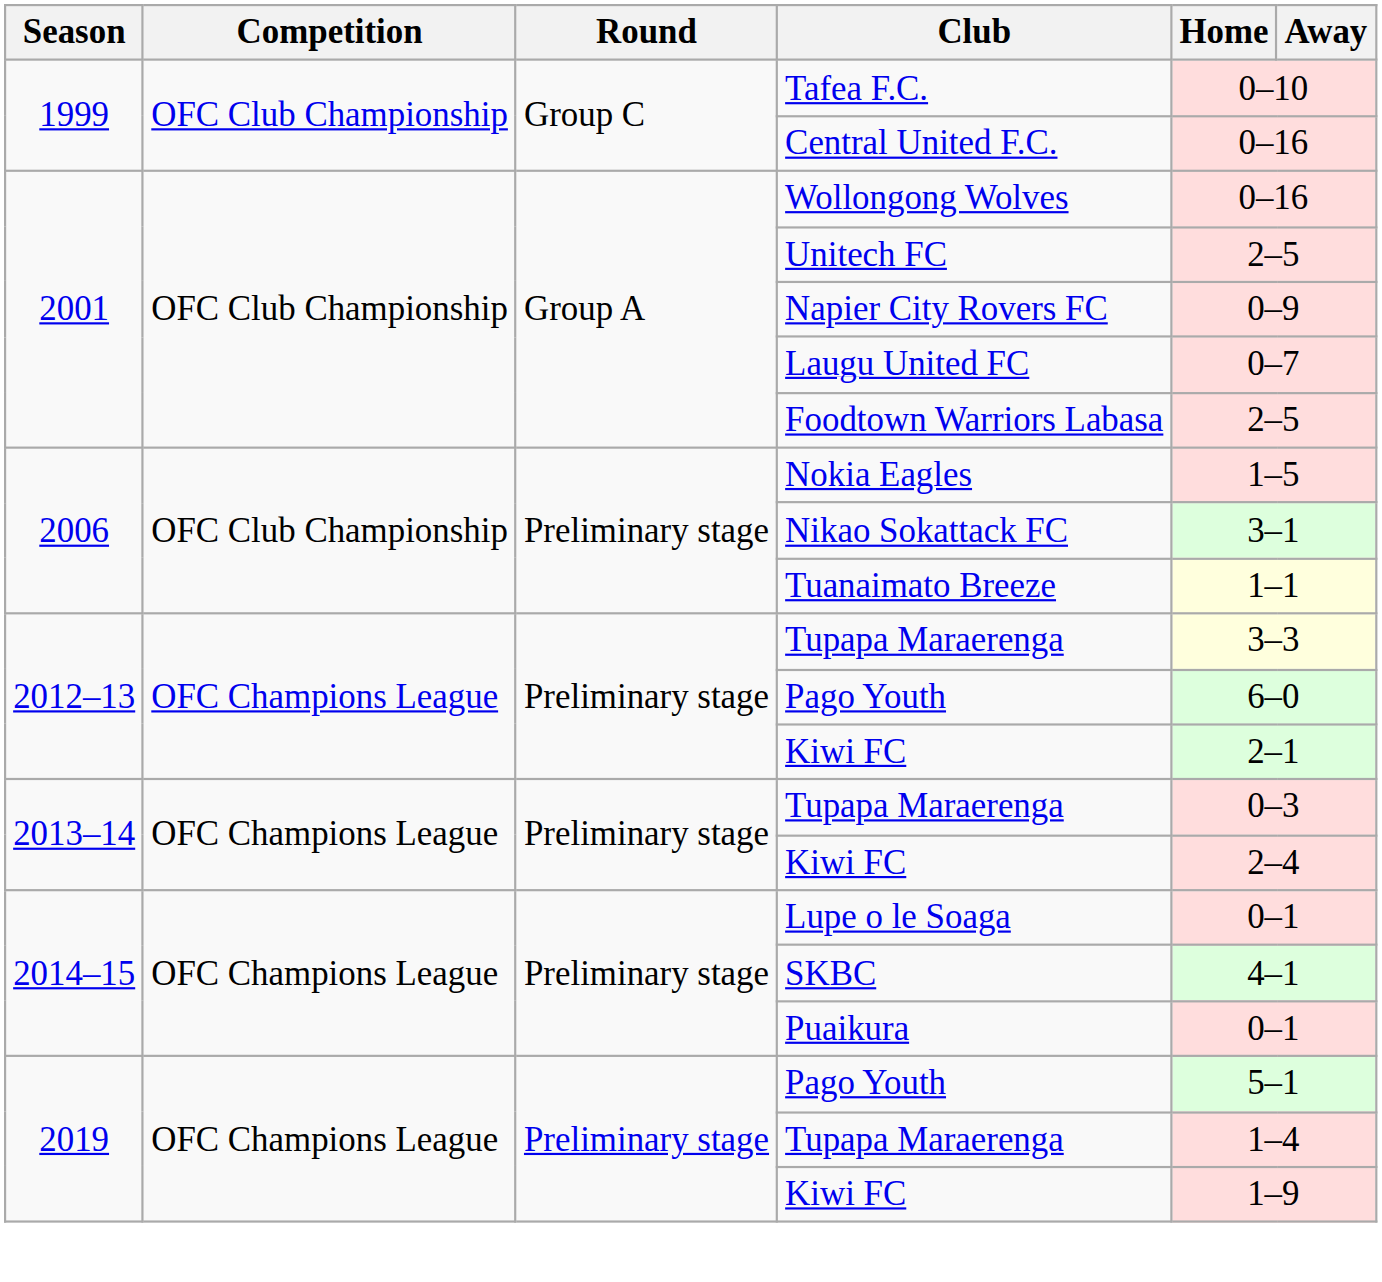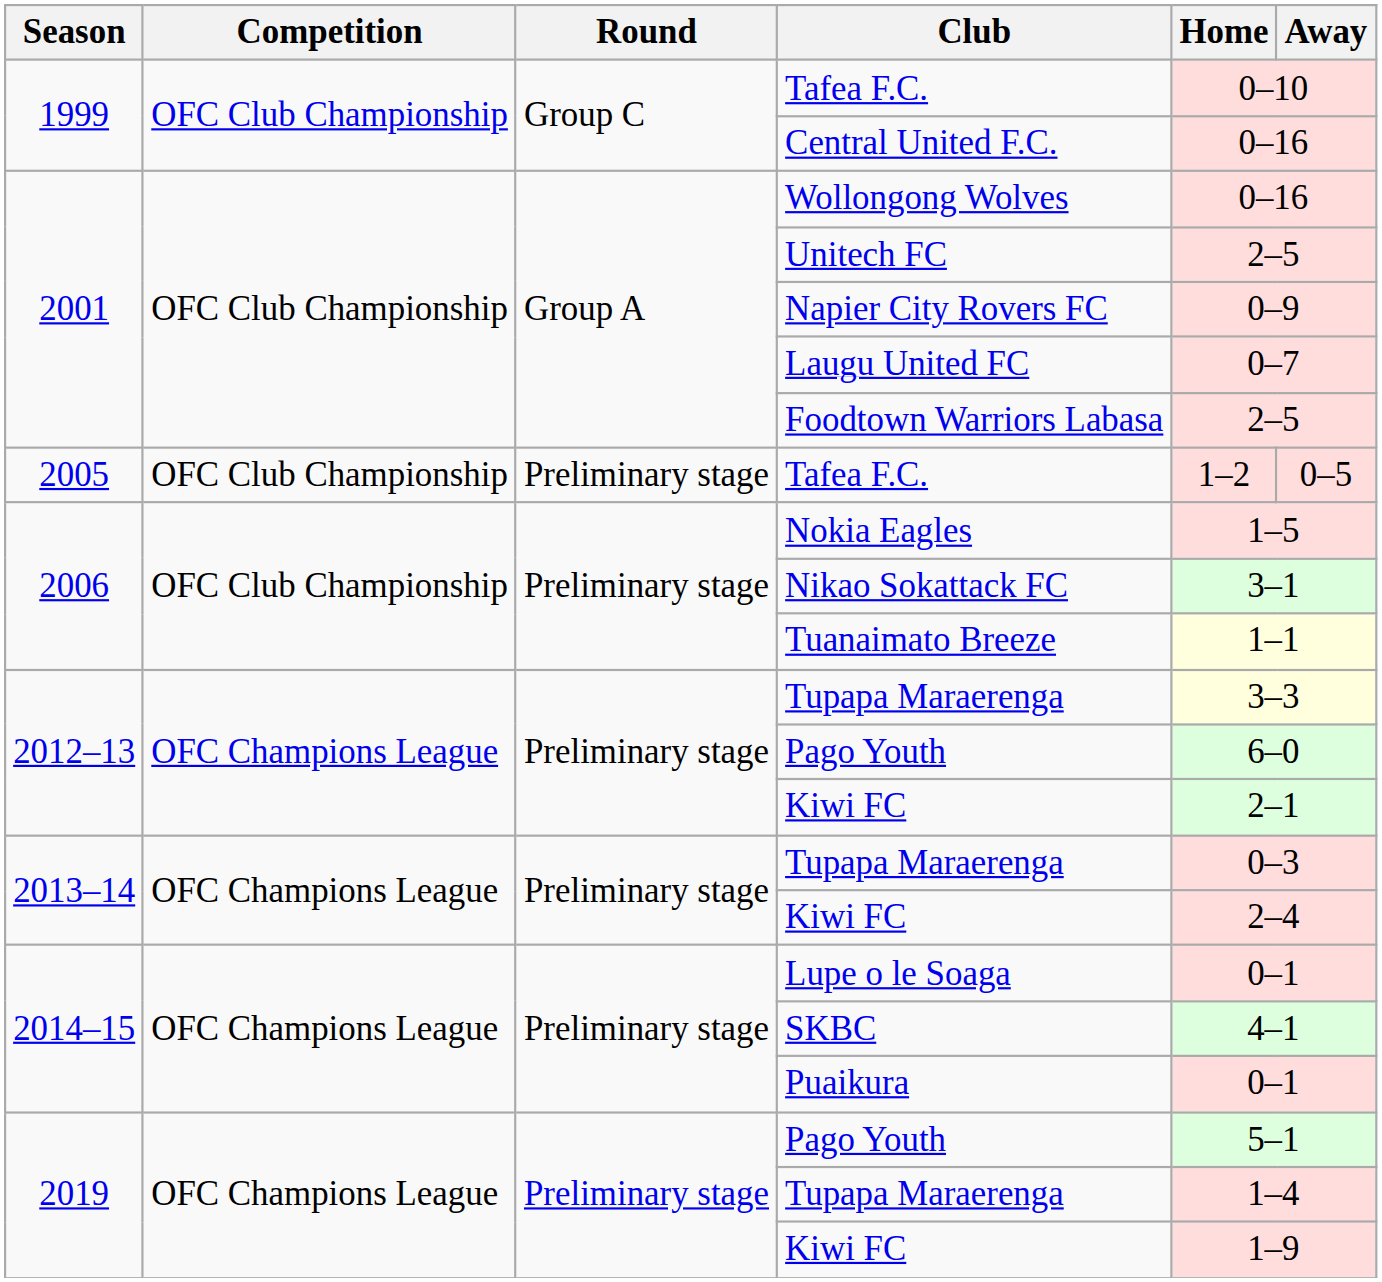+ row: (74, 474)
